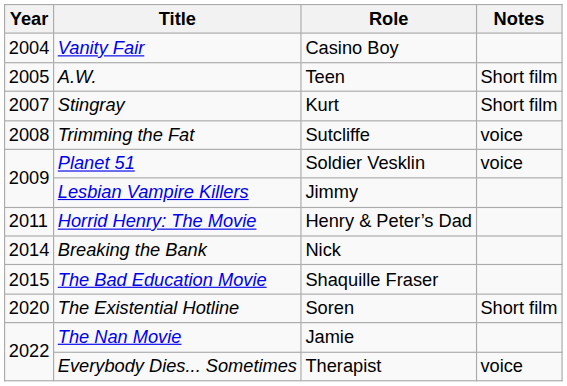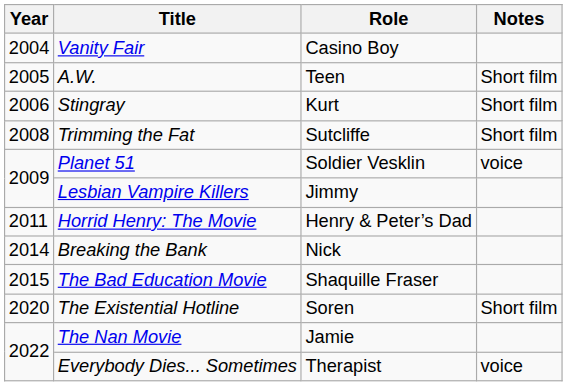(29, 105) 2007 -> (29, 105) 2006
(502, 134) voice -> (519, 134) Short film
